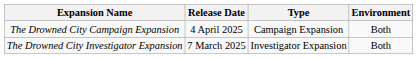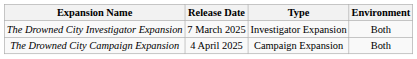rows swapped: (95, 45) <-> (95, 29)
